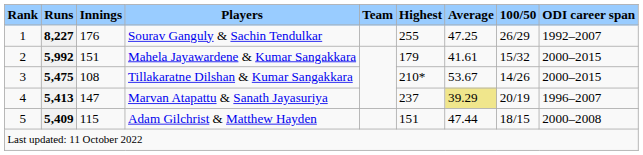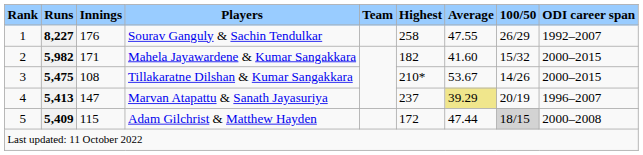(409, 35) 255 -> (409, 35) 258
(463, 35) 47.25 -> (463, 35) 47.55
(59, 56) 5,992 -> (59, 56) 5,982
(90, 56) 151 -> (90, 56) 171
(409, 56) 179 -> (409, 56) 182
(463, 56) 41.61 -> (463, 56) 41.60
(409, 118) 151 -> (409, 118) 172
(515, 118) no background -> (515, 118) lightgrey background
